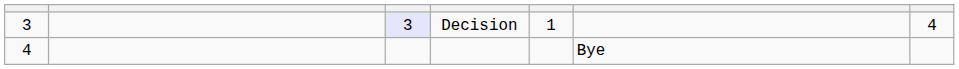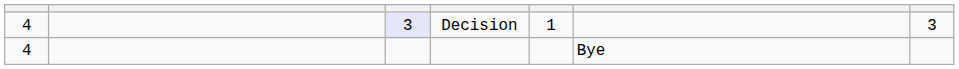(27, 25) 3 -> (27, 25) 4
(932, 25) 4 -> (932, 25) 3
